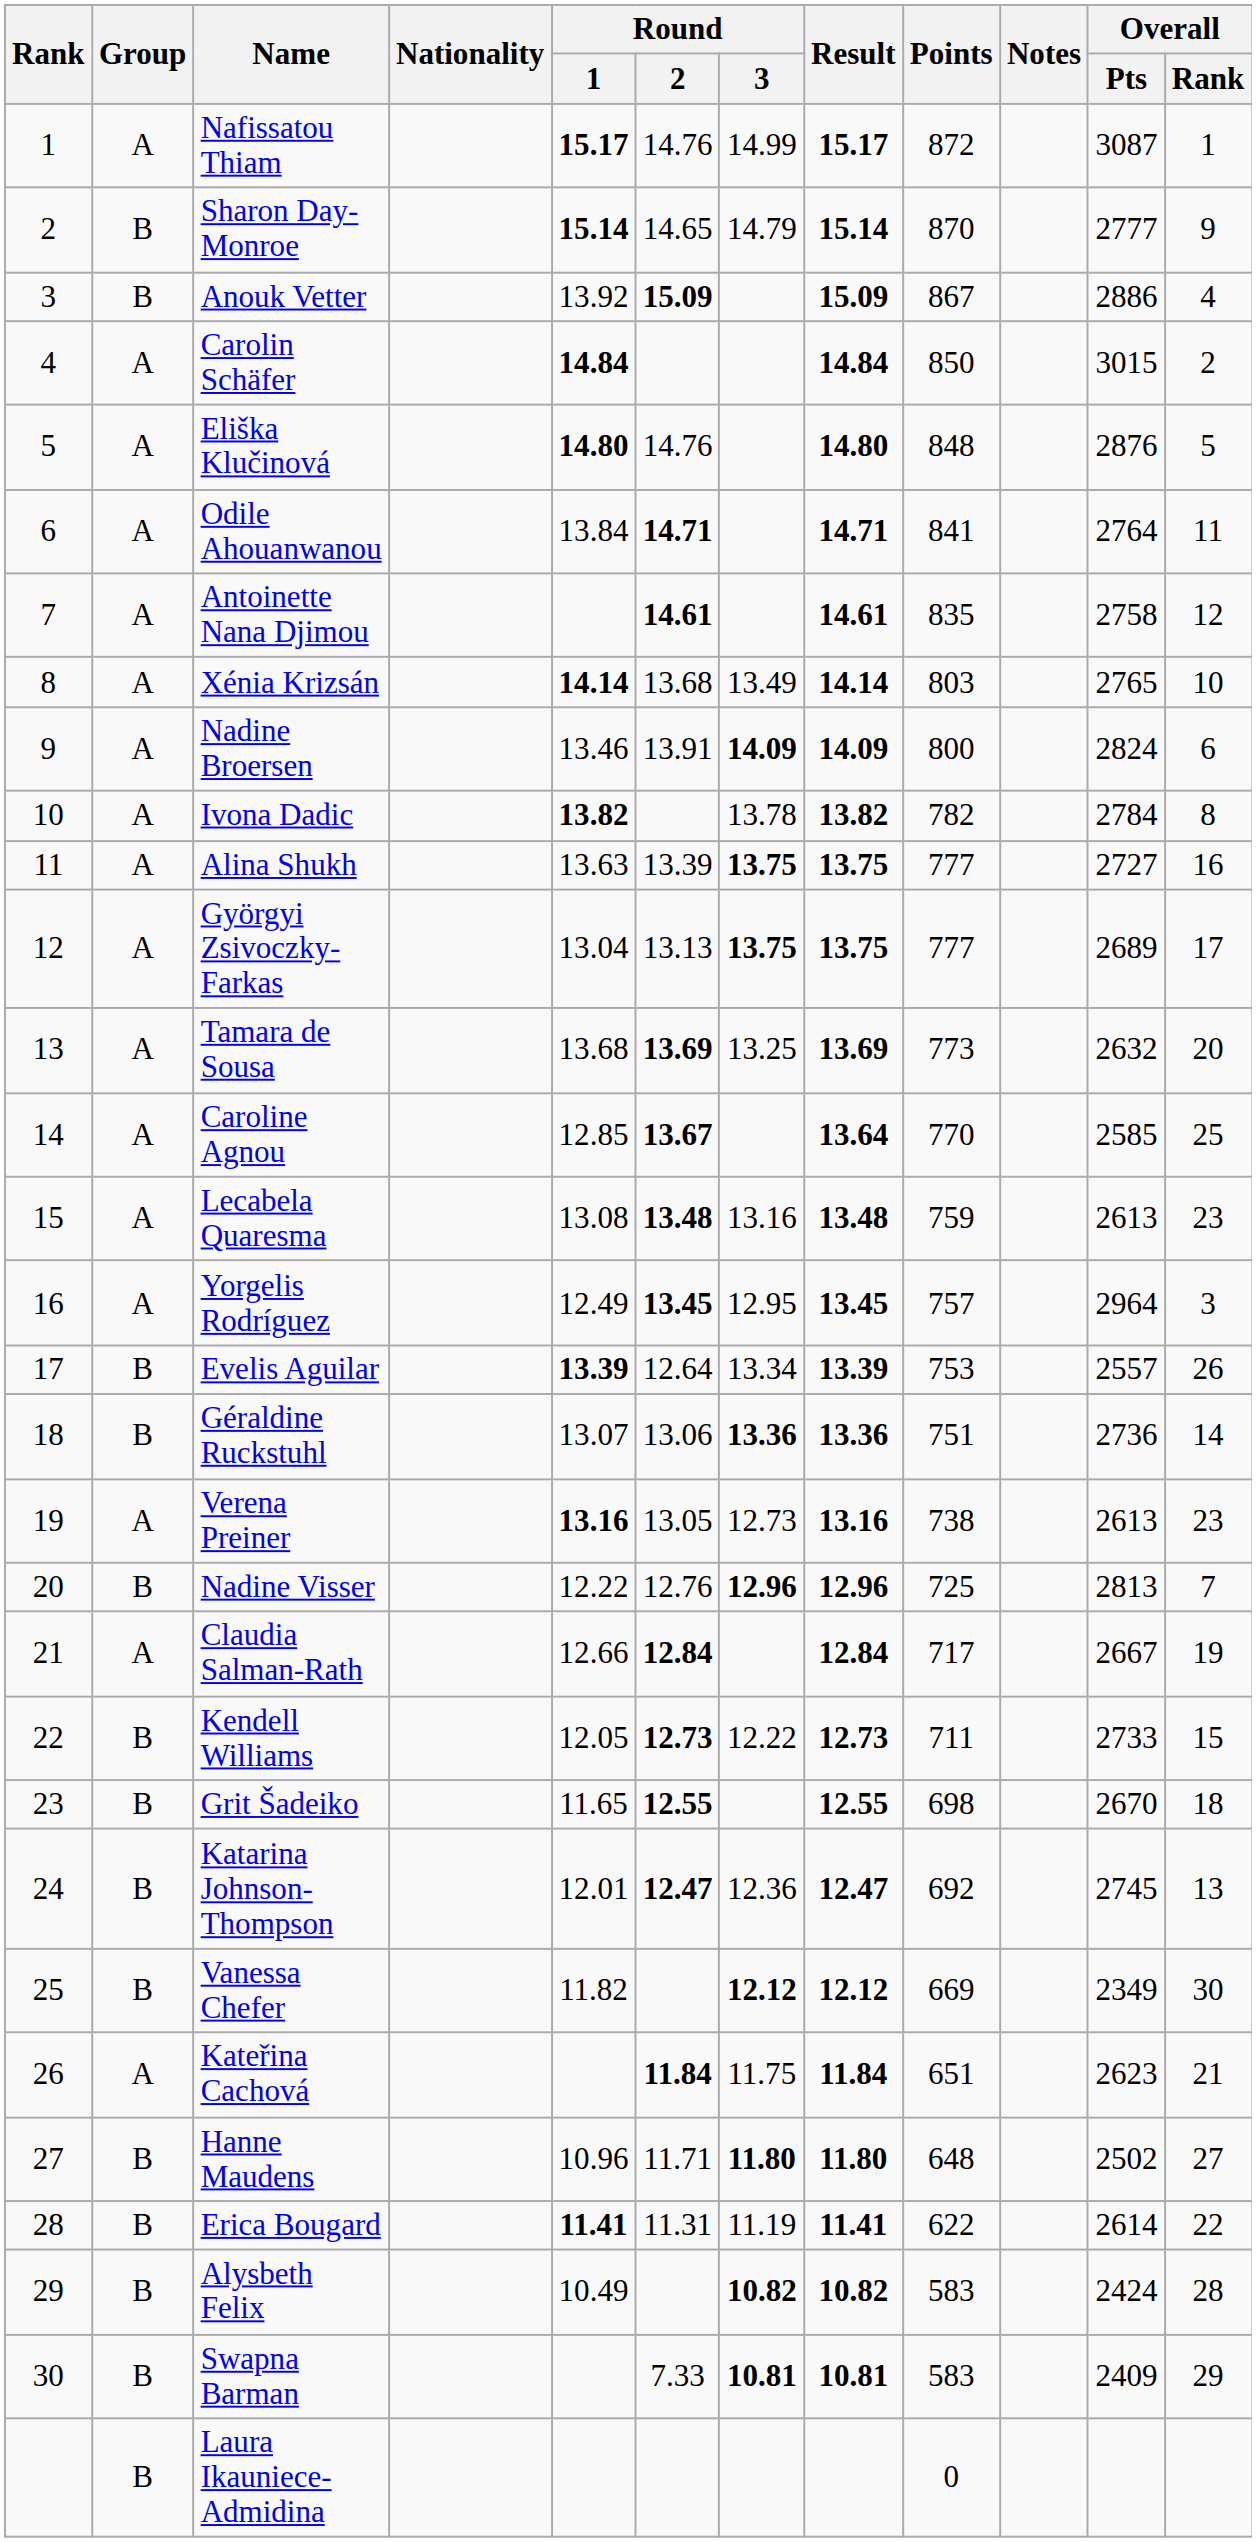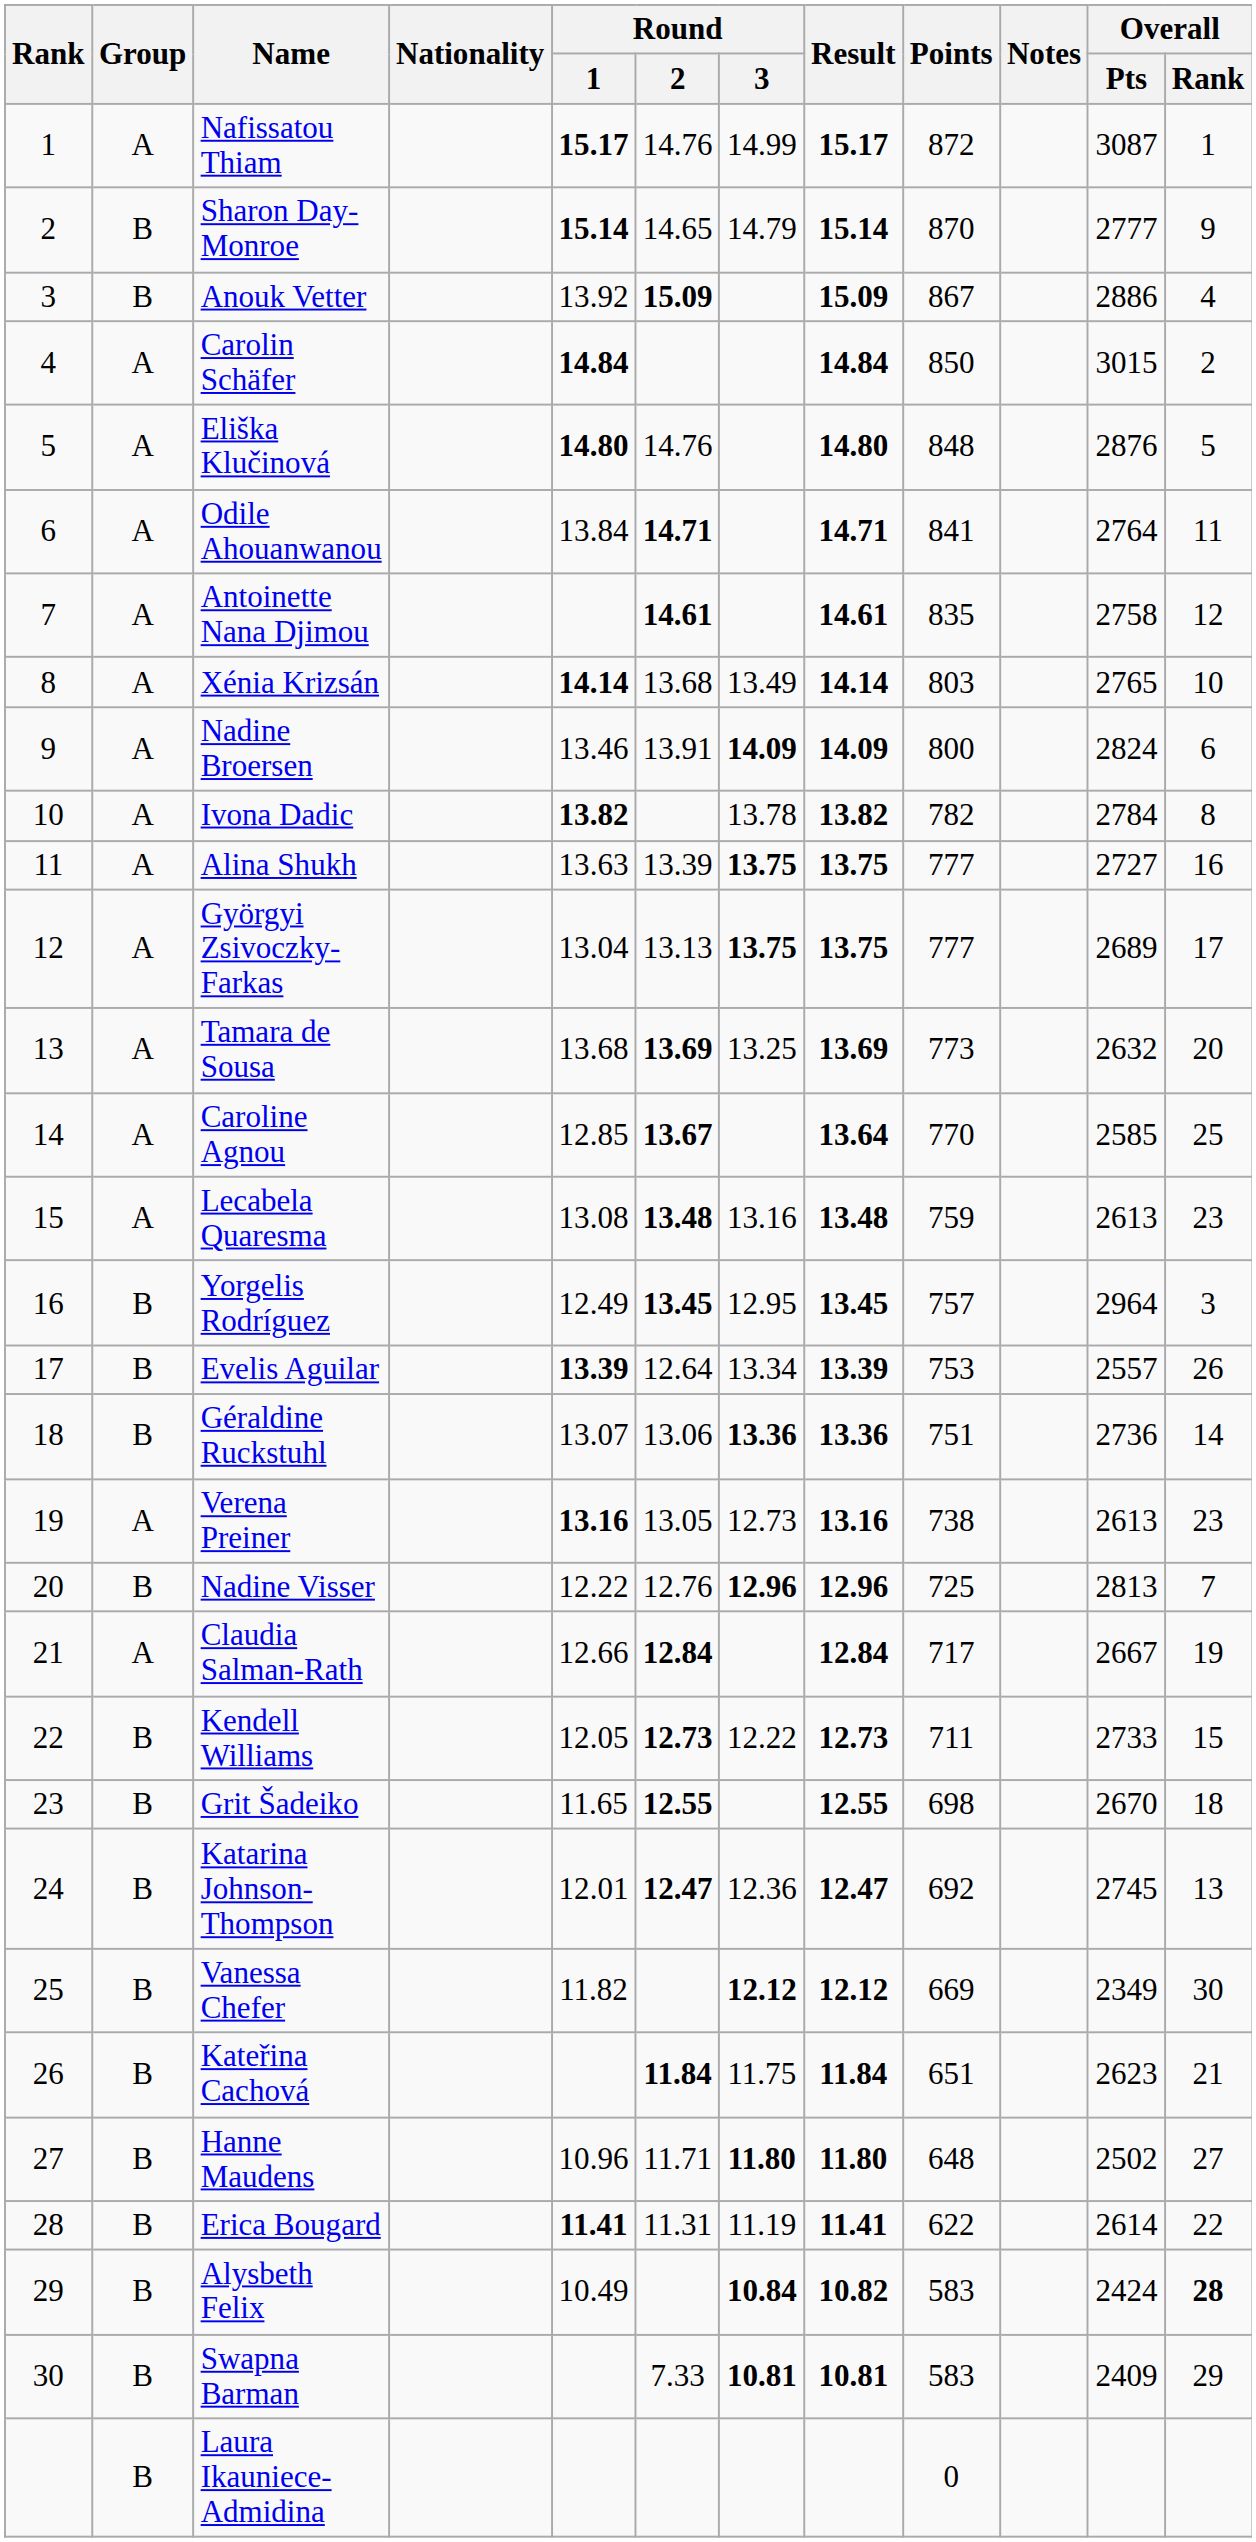(143, 1302) A -> (143, 1302) B
(143, 2074) A -> (143, 2074) B
(762, 2291) 10.82 -> (762, 2291) 10.84
(1208, 2291) normal -> (1208, 2291) bold
